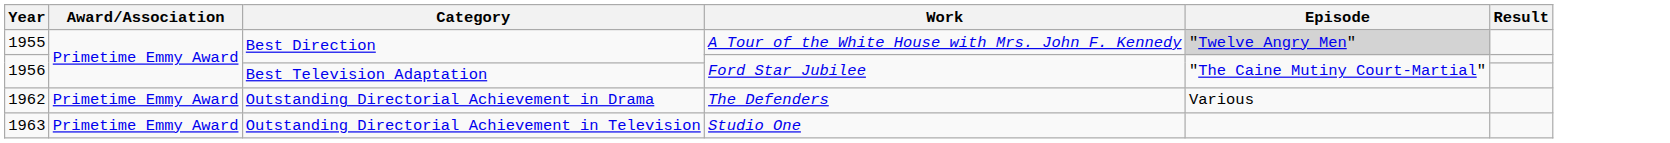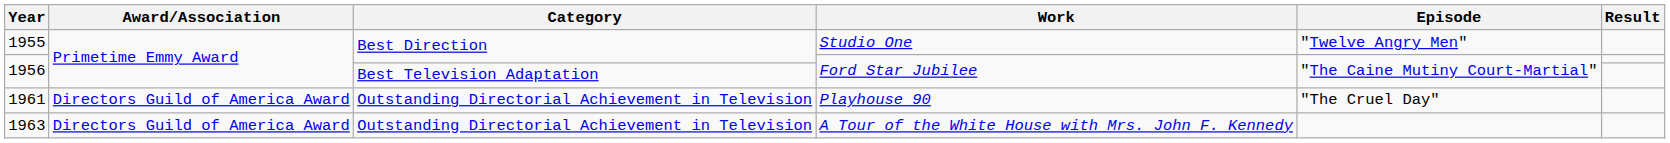(945, 42) A Tour of the White House with Mrs. John F. Kennedy -> (866, 42) Studio One
(1272, 42) lightgrey background -> (1384, 42) no background
+ row: (27, 100)
- row: (27, 100)
(146, 125) Primetime Emmy Award -> (201, 125) Directors Guild of America Award
(755, 125) Studio One -> (1056, 125) A Tour of the White House with Mrs. John F. Kennedy
